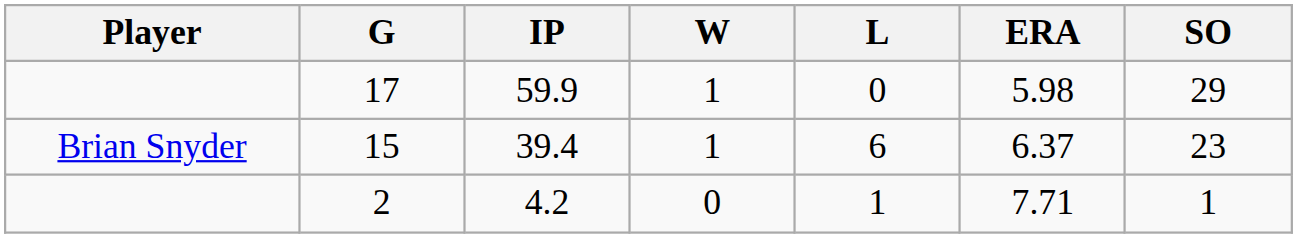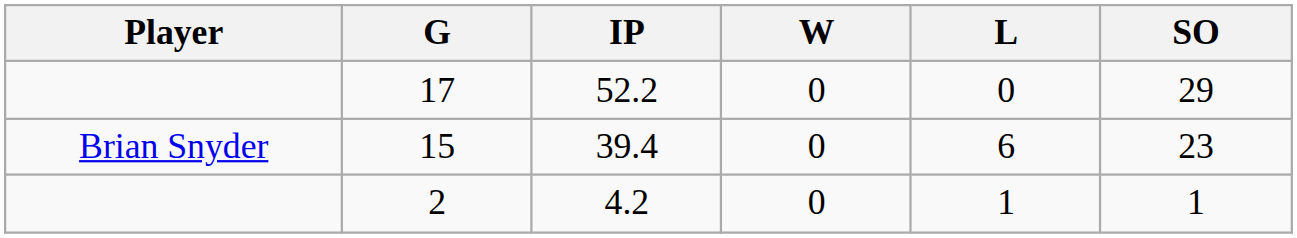- column: (1043, 32)
(547, 89) 59.9 -> (627, 89) 52.2
(712, 89) 1 -> (817, 89) 0
(712, 145) 1 -> (817, 145) 0
